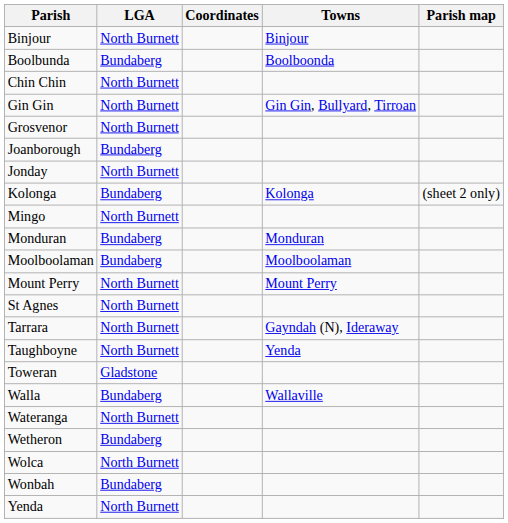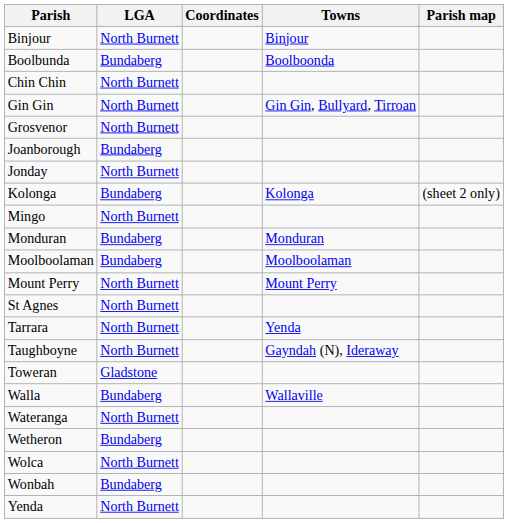(332, 328) Gayndah (N), Ideraway -> (283, 328) Yenda
(283, 350) Yenda -> (332, 350) Gayndah (N), Ideraway
